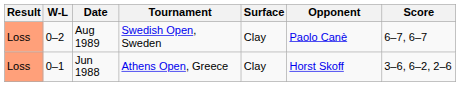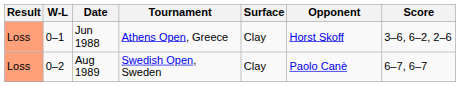rows swapped: (87, 66) <-> (87, 36)
